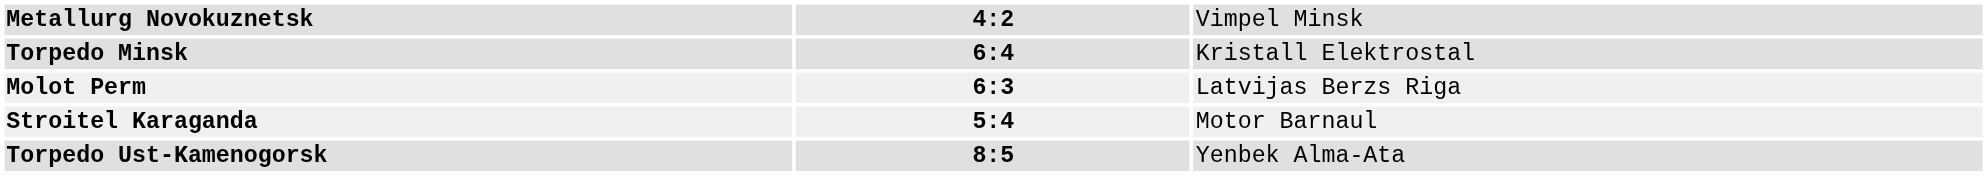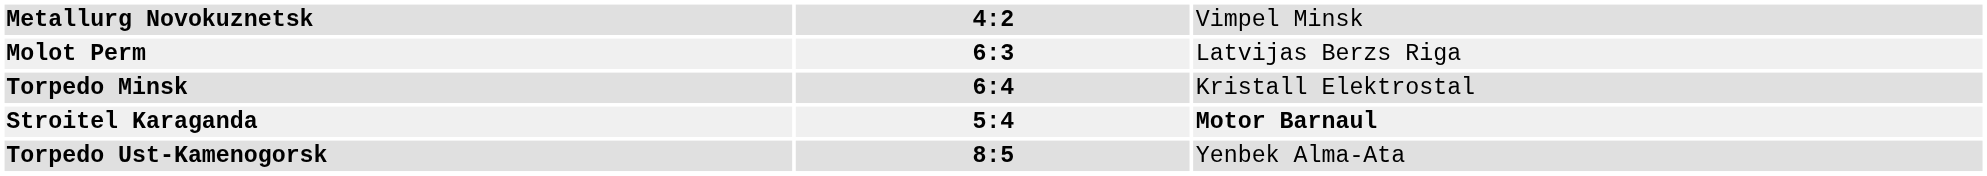rows swapped: (76, 88) <-> (97, 54)
(1287, 122) normal -> (1287, 122) bold
